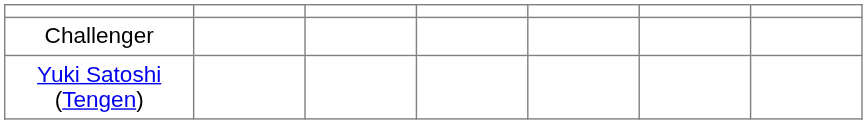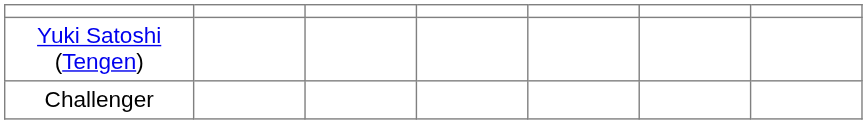rows swapped: (99, 86) <-> (99, 36)
